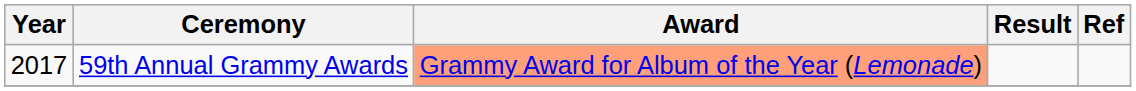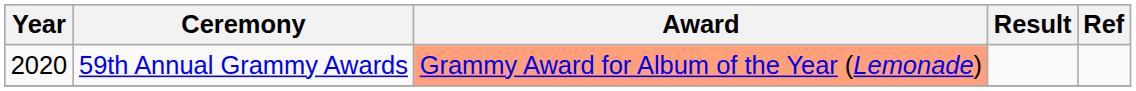(39, 65) 2017 -> (39, 65) 2020
